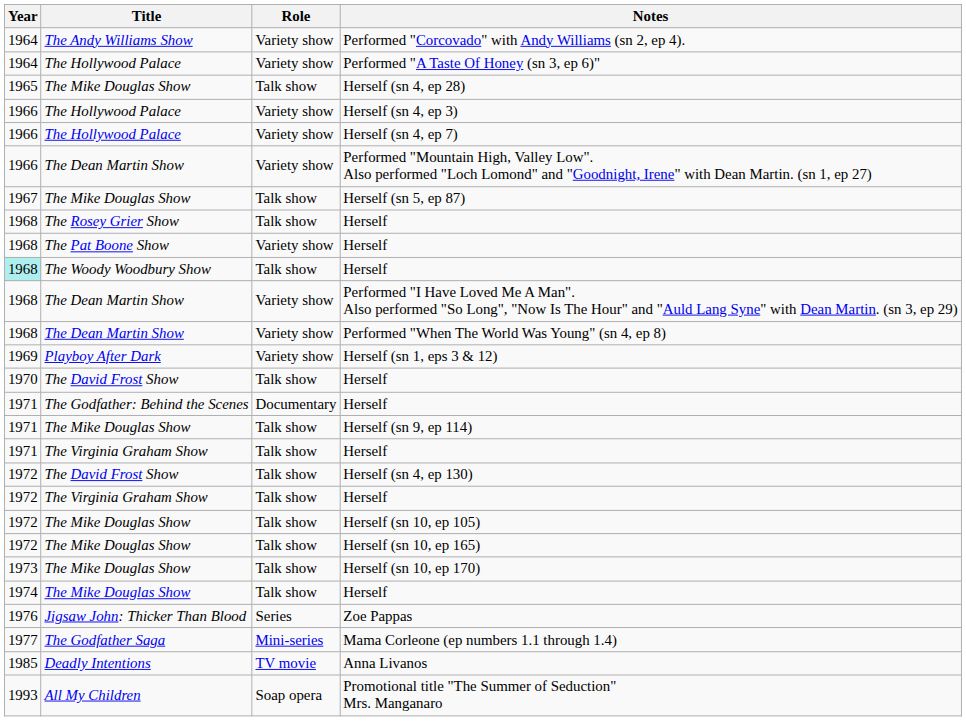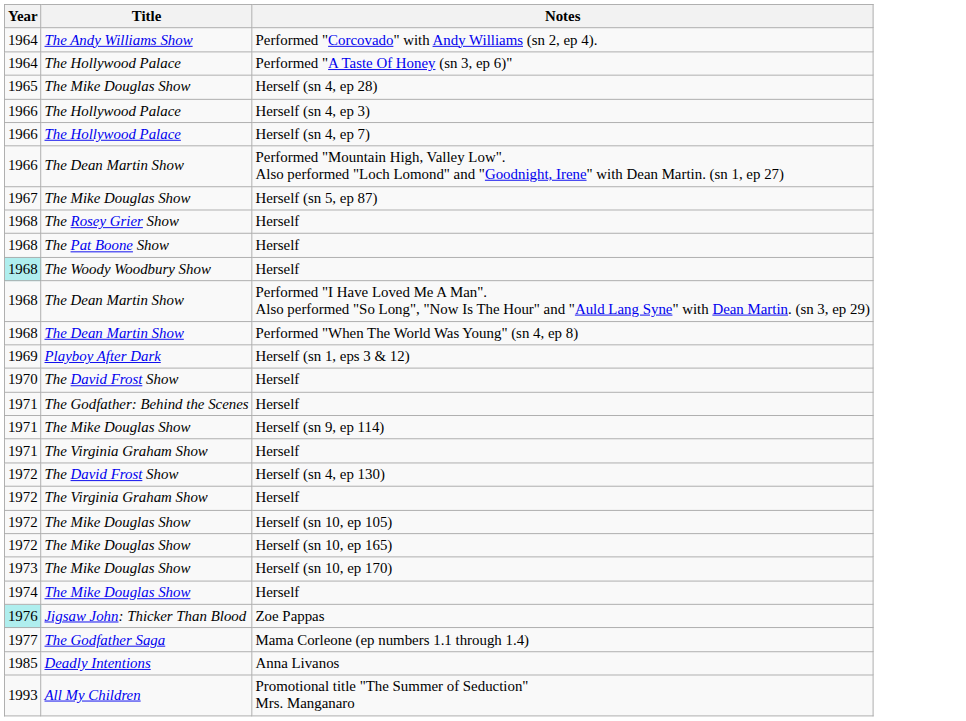- column: (296, 16)
(23, 616) no background -> (23, 616) paleturquoise background
